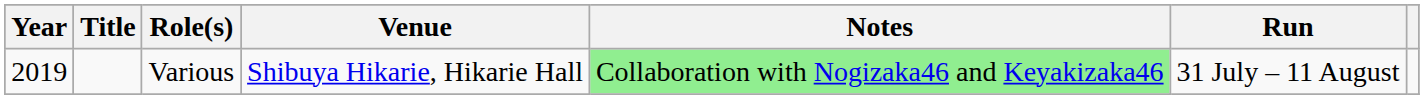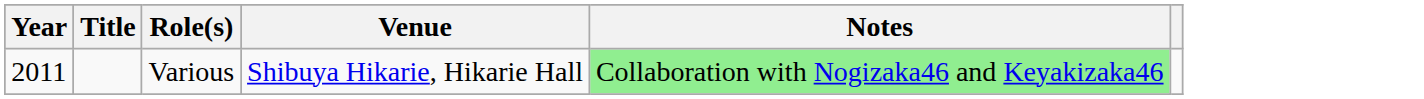- column: (1288, 26)
(39, 71) 2019 -> (39, 71) 2011
